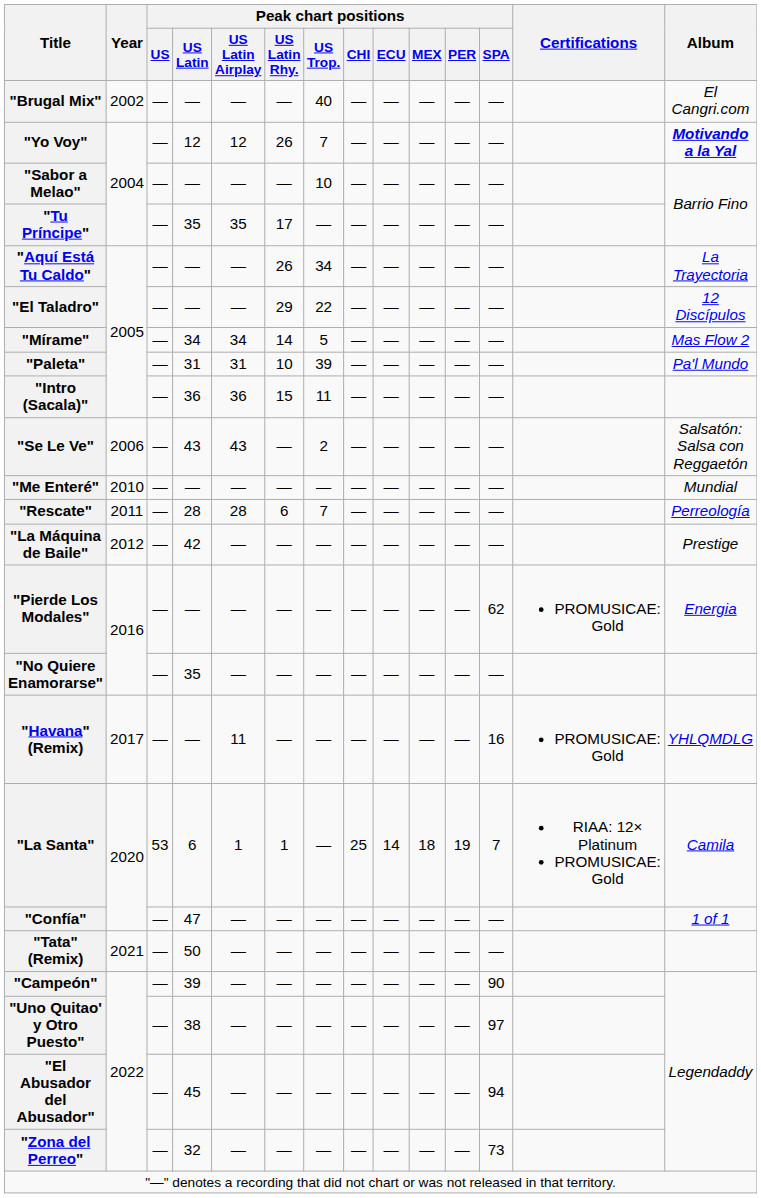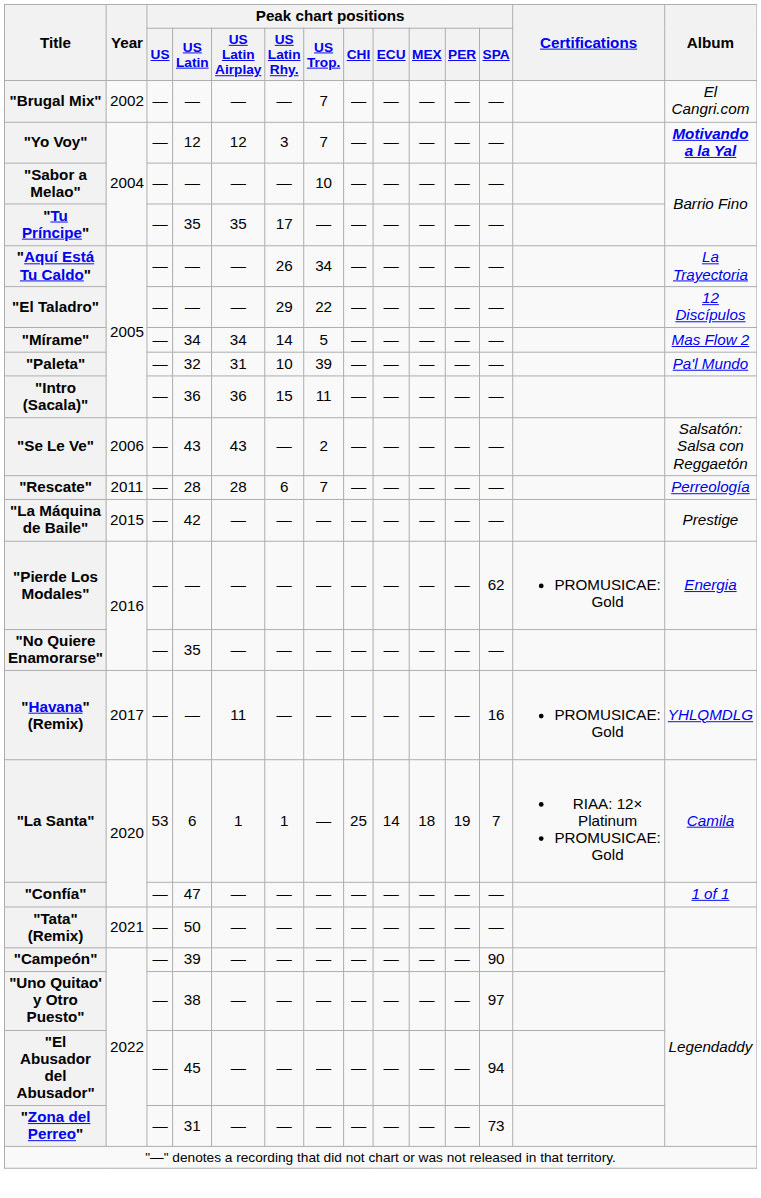(324, 101) 40 -> (324, 101) 7
(284, 142) 26 -> (284, 142) 3
(192, 364) 31 -> (192, 364) 32
- row: (56, 487)
(127, 544) 2012 -> (127, 520) 2015
(192, 1150) 32 -> (192, 1126) 31
